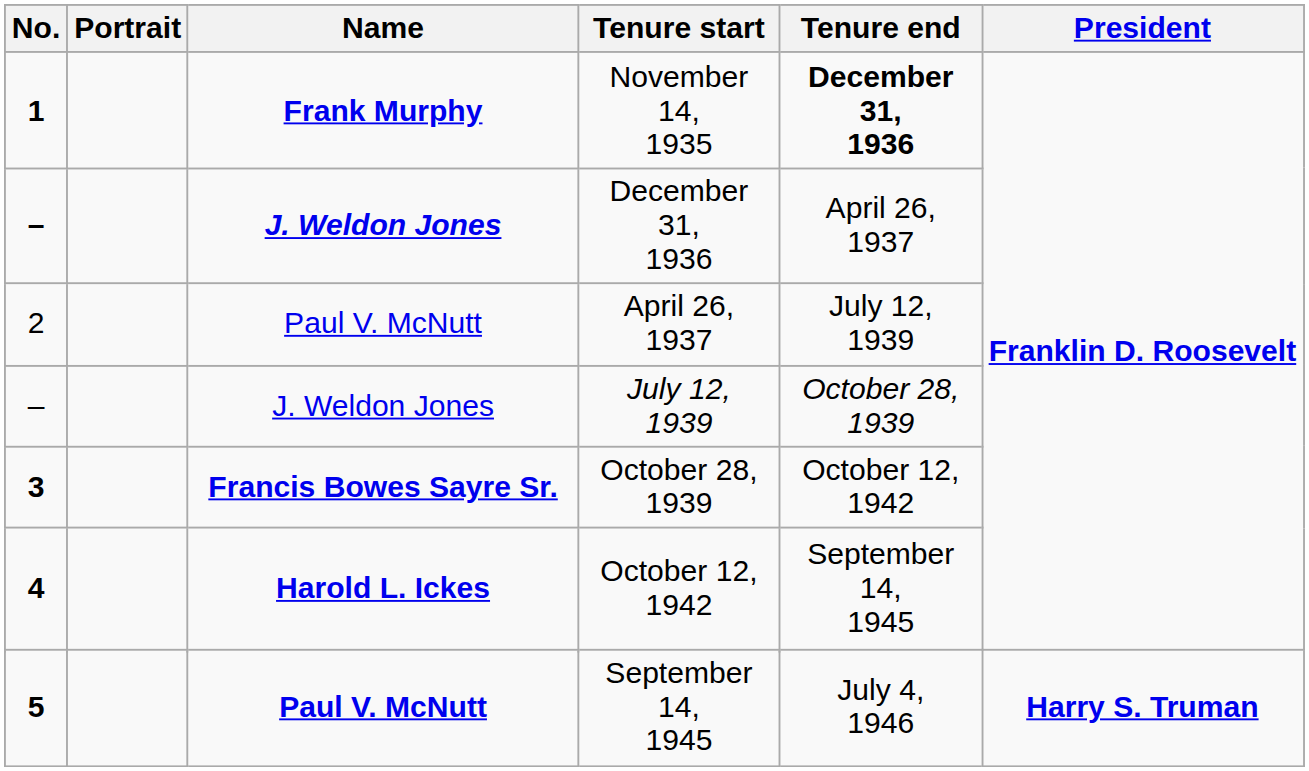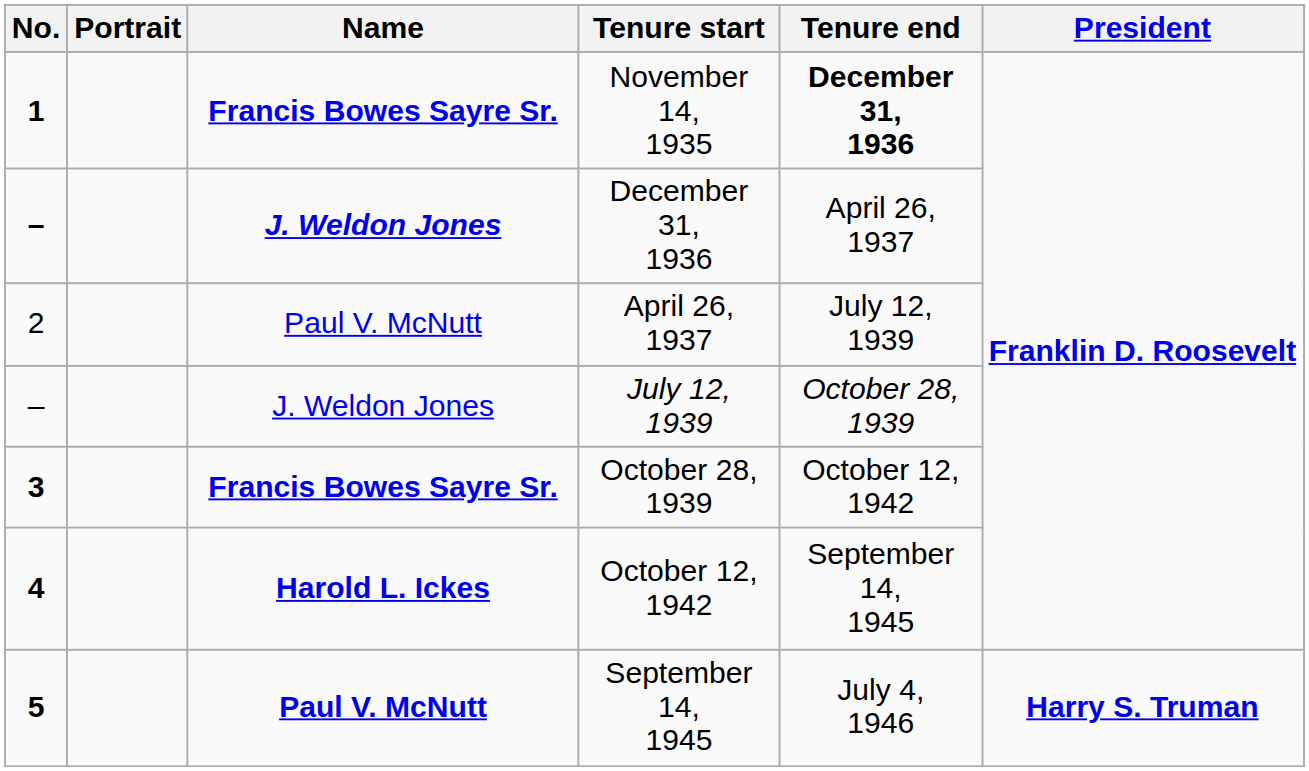(383, 109) Frank Murphy -> (383, 109) Francis Bowes Sayre Sr.
